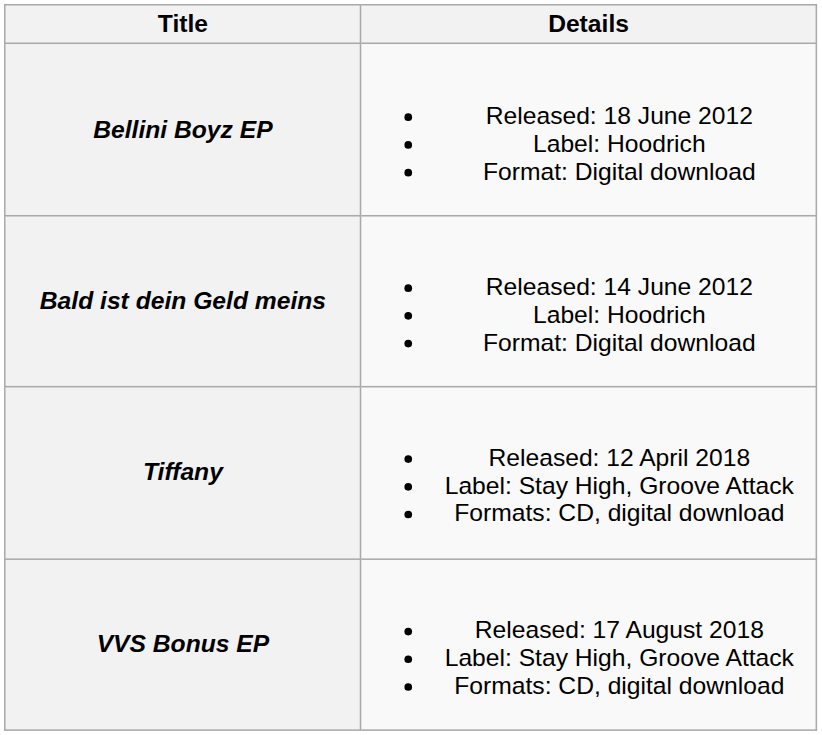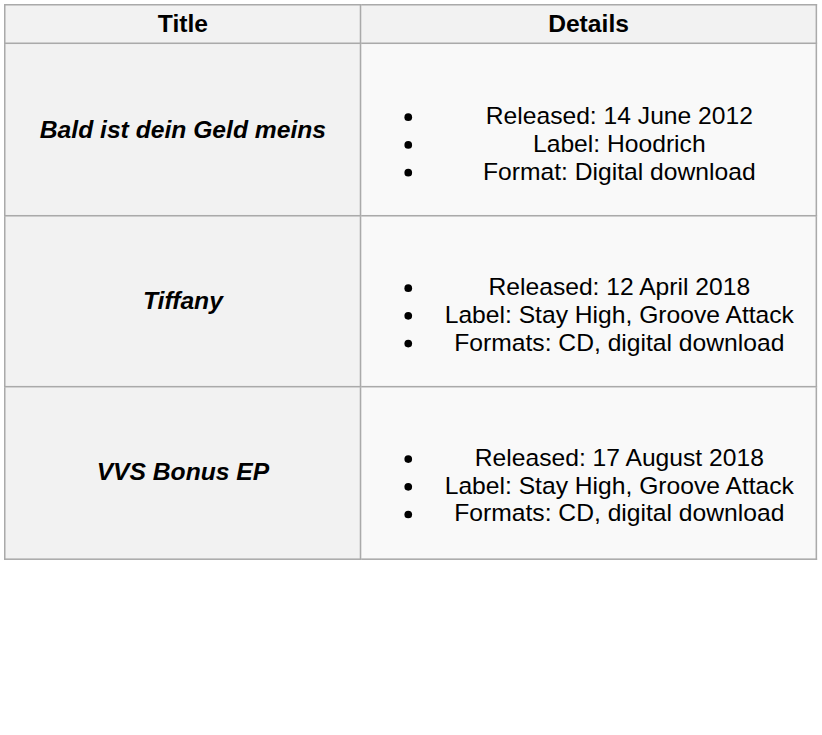- row: (183, 129)
